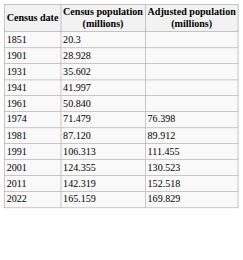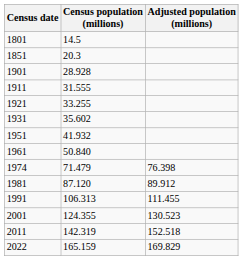+ row: (17, 39)
+ row: (17, 87)
+ row: (17, 103)
- row: (17, 87)
+ row: (17, 135)
